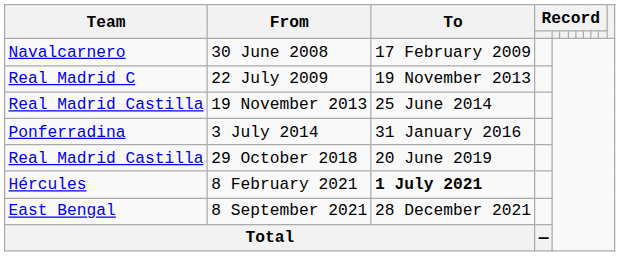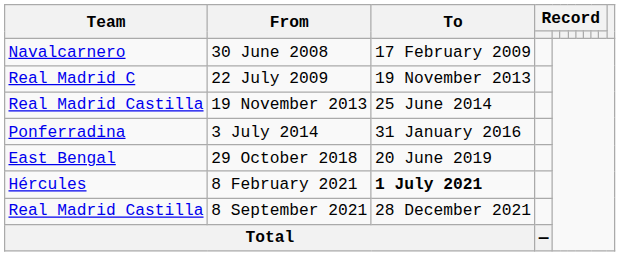(106, 158) Real Madrid Castilla -> (62, 158) East Bengal
(62, 211) East Bengal -> (106, 211) Real Madrid Castilla
